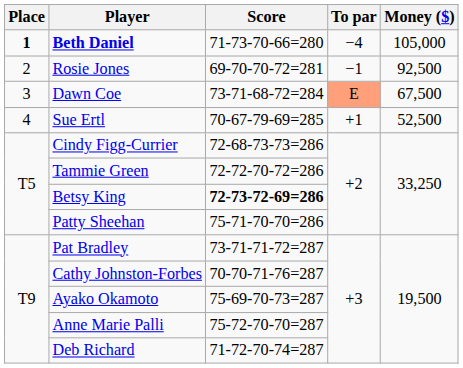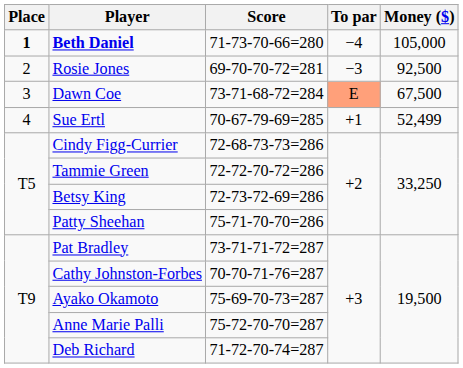(354, 68) −1 -> (354, 68) −3
(419, 119) 52,500 -> (419, 119) 52,499
(267, 196) bold -> (266, 196) normal
